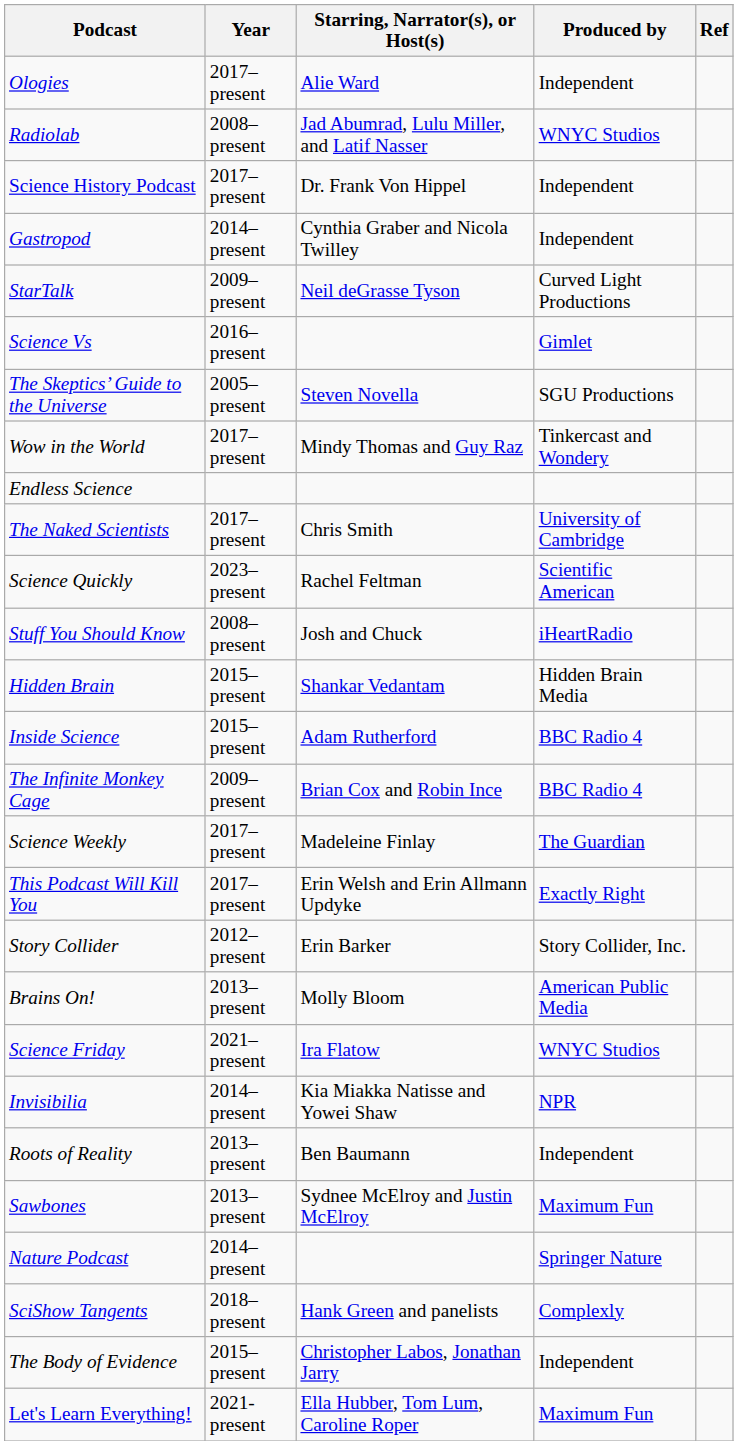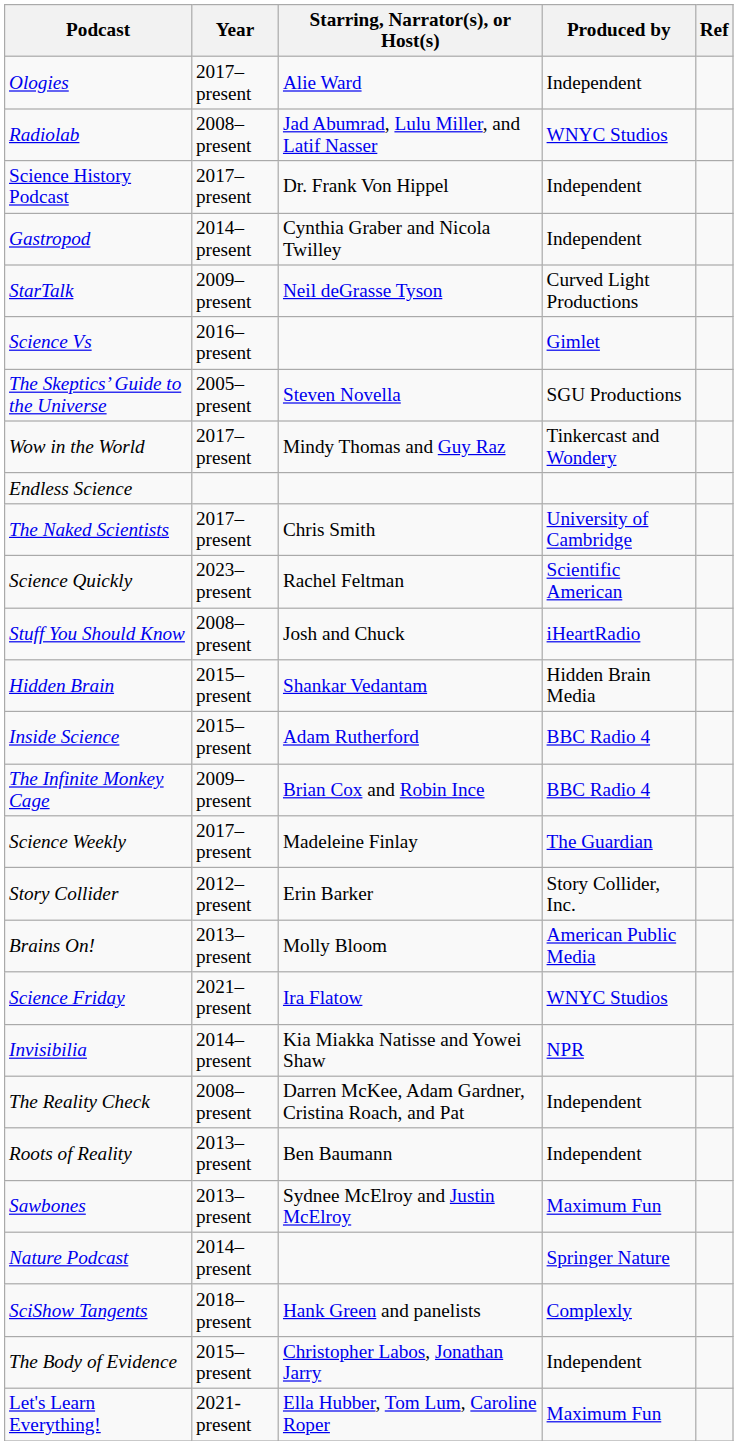- row: (94, 893)
+ row: (79, 1101)
